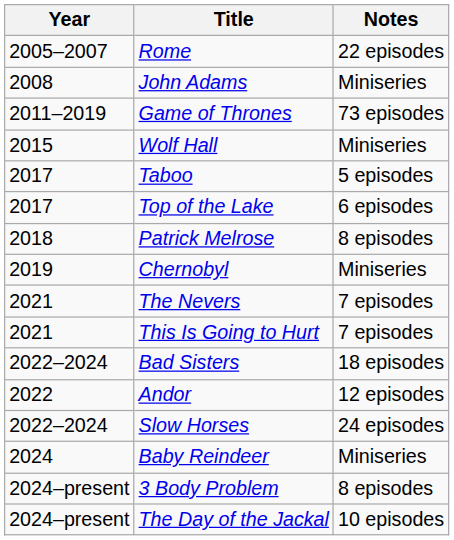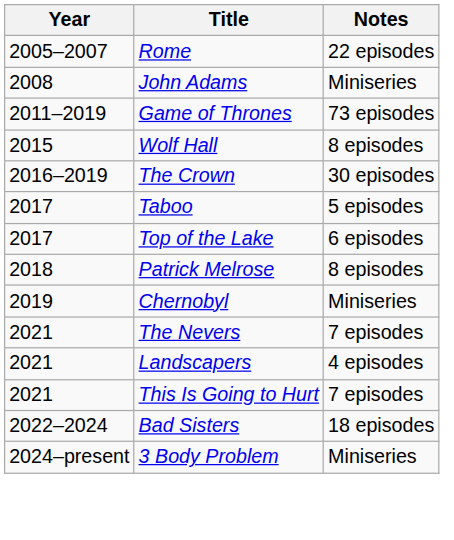(382, 144) Miniseries -> (376, 144) 8 episodes
+ row: (187, 176)
+ row: (195, 363)
- row: (165, 394)
- row: (194, 425)
- row: (204, 457)
(386, 488) 8 episodes -> (372, 457) Miniseries
- row: (234, 519)
